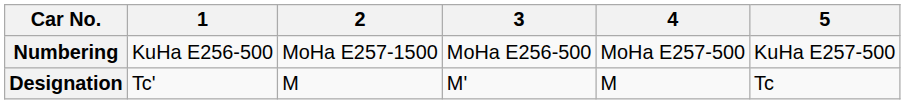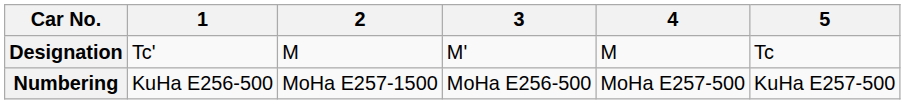rows swapped: (66, 83) <-> (66, 51)
